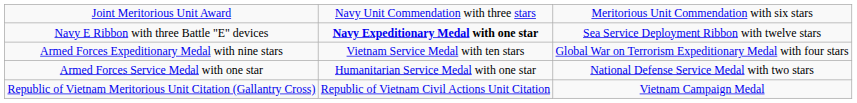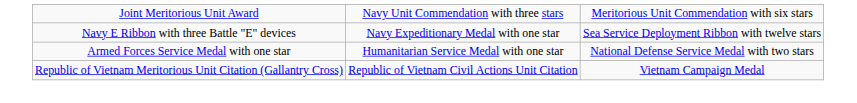(435, 32) bold -> (463, 32) normal
- row: (161, 51)
